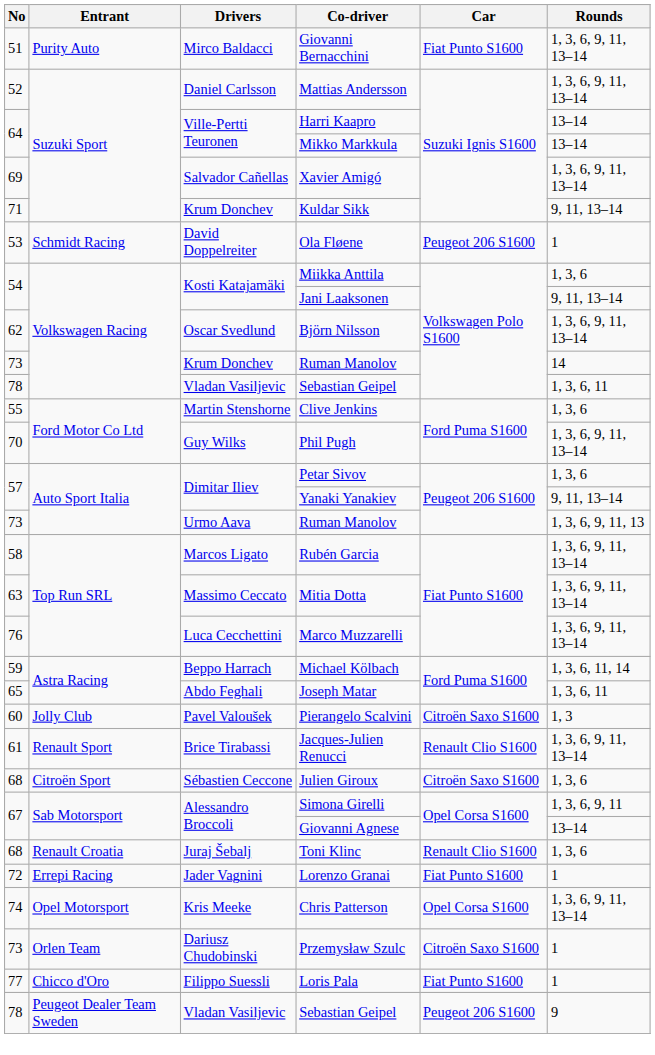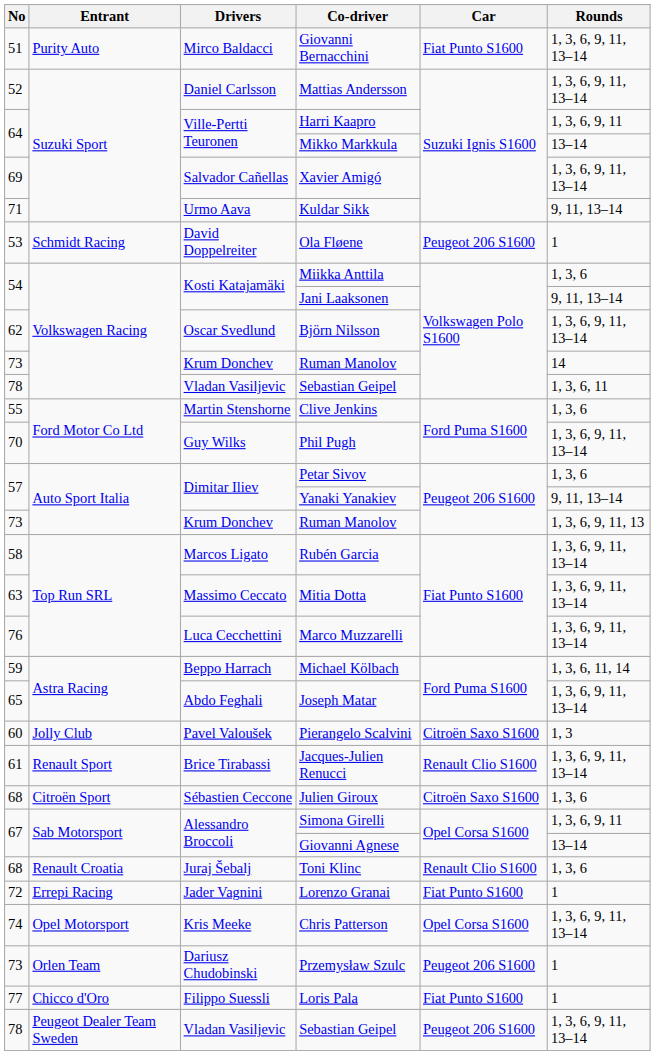(569, 121) 13–14 -> (587, 121) 1, 3, 6, 9, 11
(228, 209) Krum Donchev -> (217, 209) Urmo Aava
(217, 522) Urmo Aava -> (228, 522) Krum Donchev
(580, 691) 1, 3, 6, 11 -> (589, 700) 1, 3, 6, 9, 11, 13–14
(481, 948) Citroën Saxo S1600 -> (479, 965) Peugeot 206 S1600
(555, 1012) 9 -> (589, 1029) 1, 3, 6, 9, 11, 13–14
